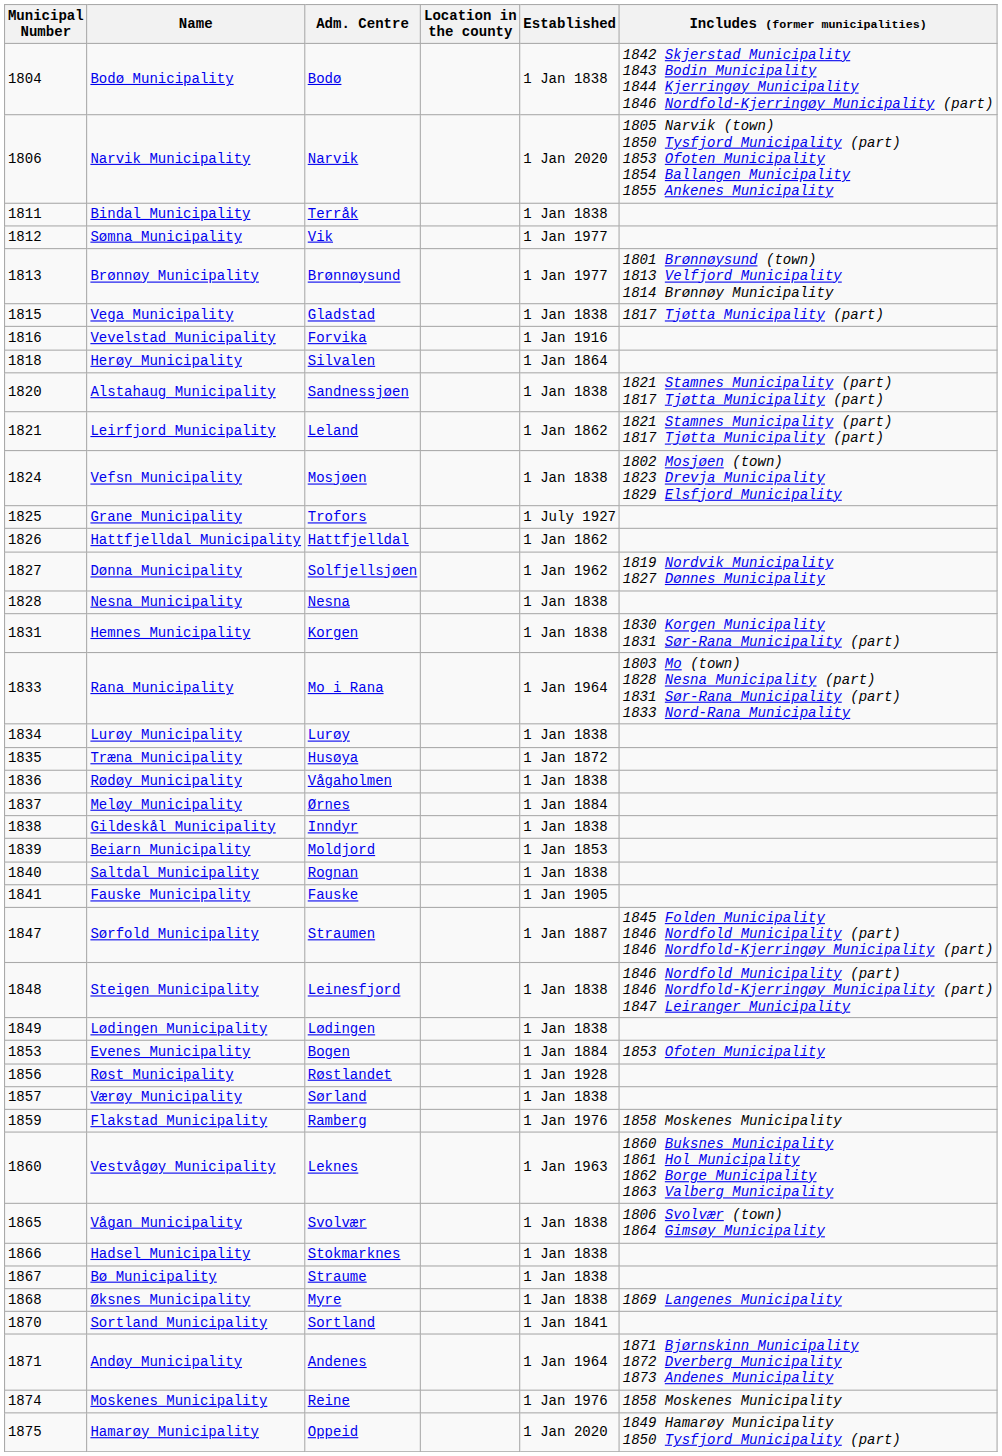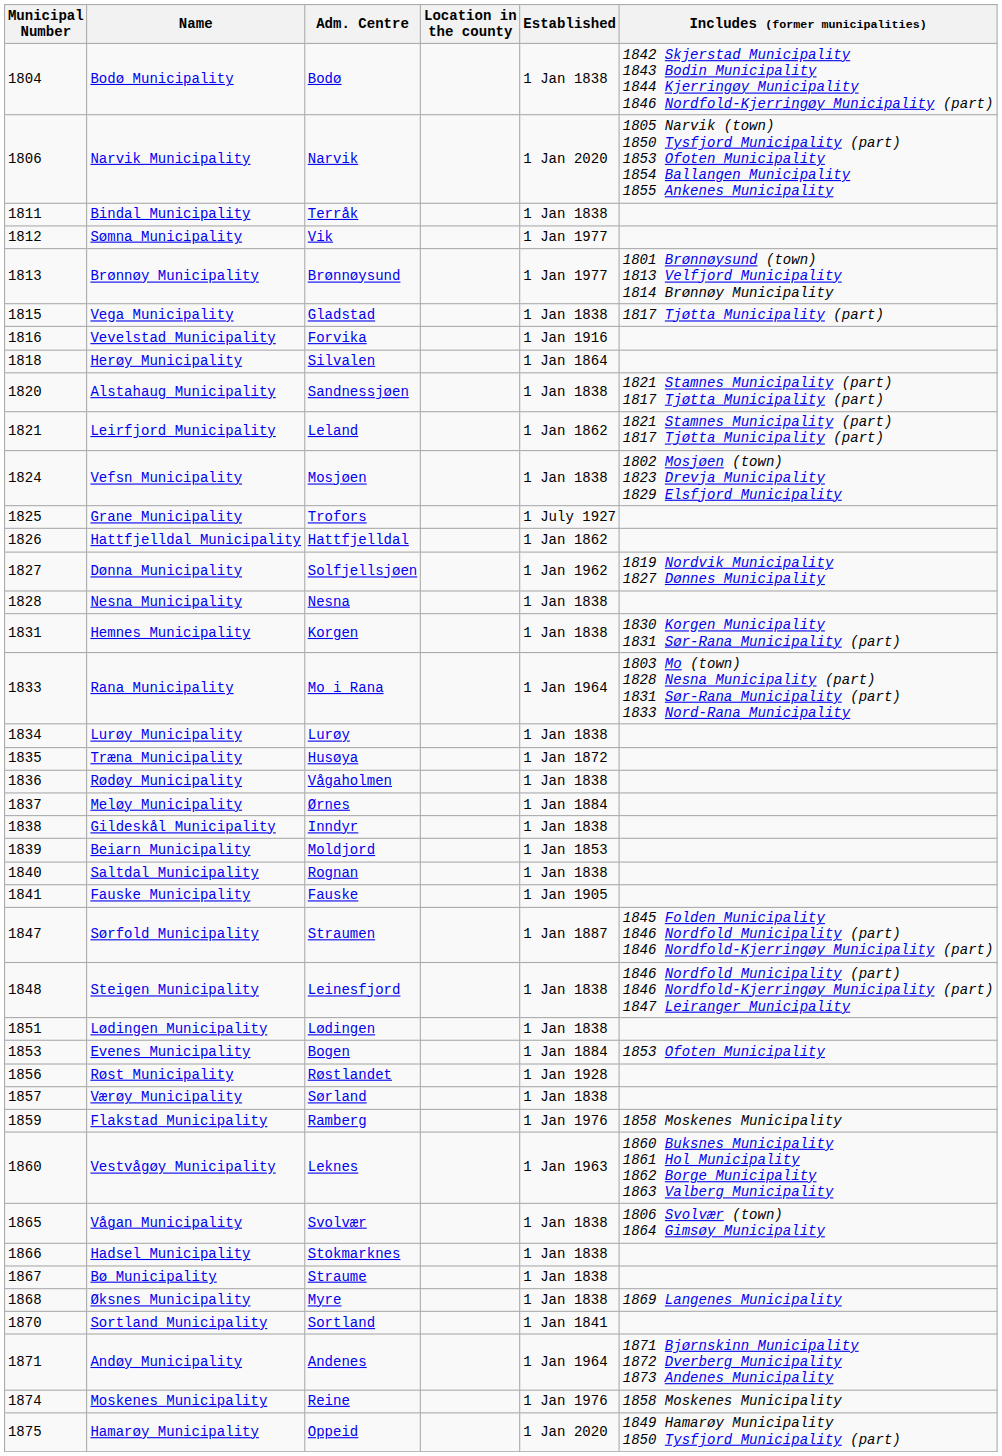(25, 1029) 1849 -> (25, 1029) 1851
